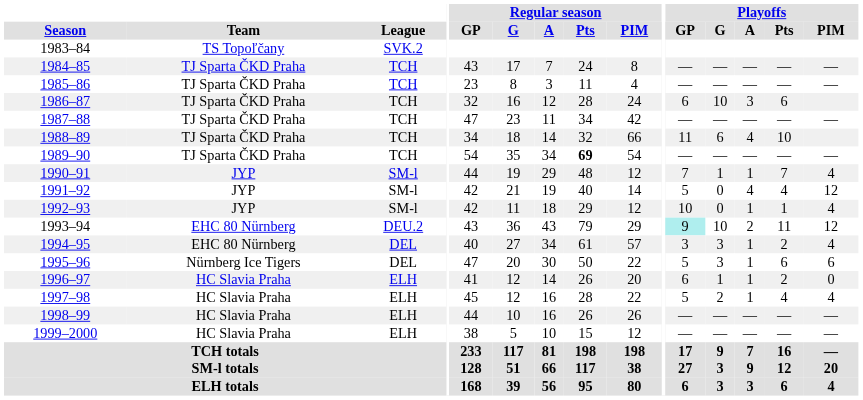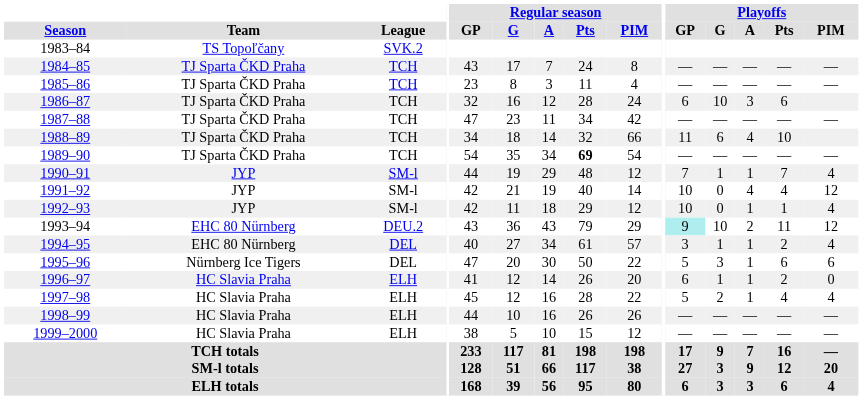(685, 190) 5 -> (685, 190) 10
(720, 244) 3 -> (720, 244) 1
